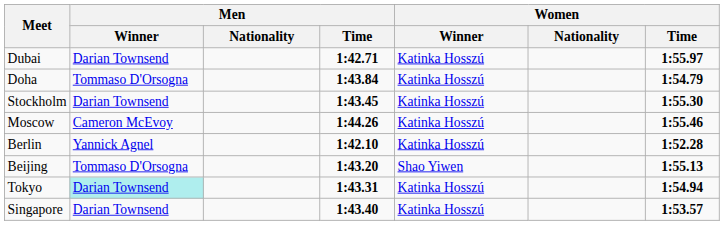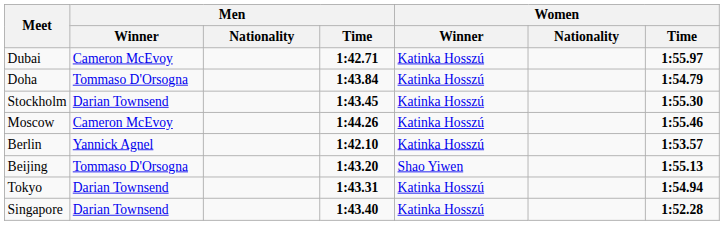(121, 58) Darian Townsend -> (123, 58) Cameron McEvoy
(682, 144) 1:52.28 -> (682, 144) 1:53.57
(121, 187) paleturquoise background -> (121, 187) no background
(682, 209) 1:53.57 -> (682, 209) 1:52.28
